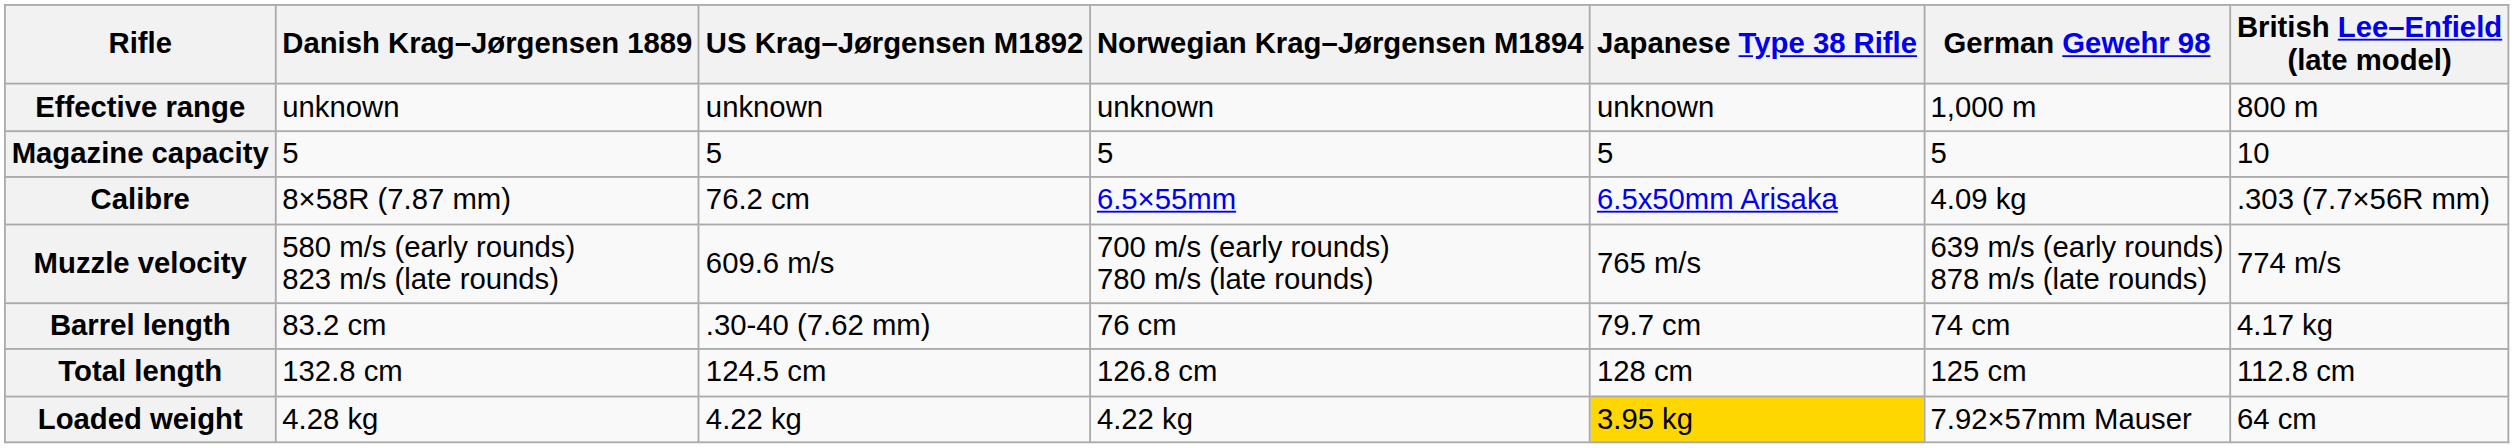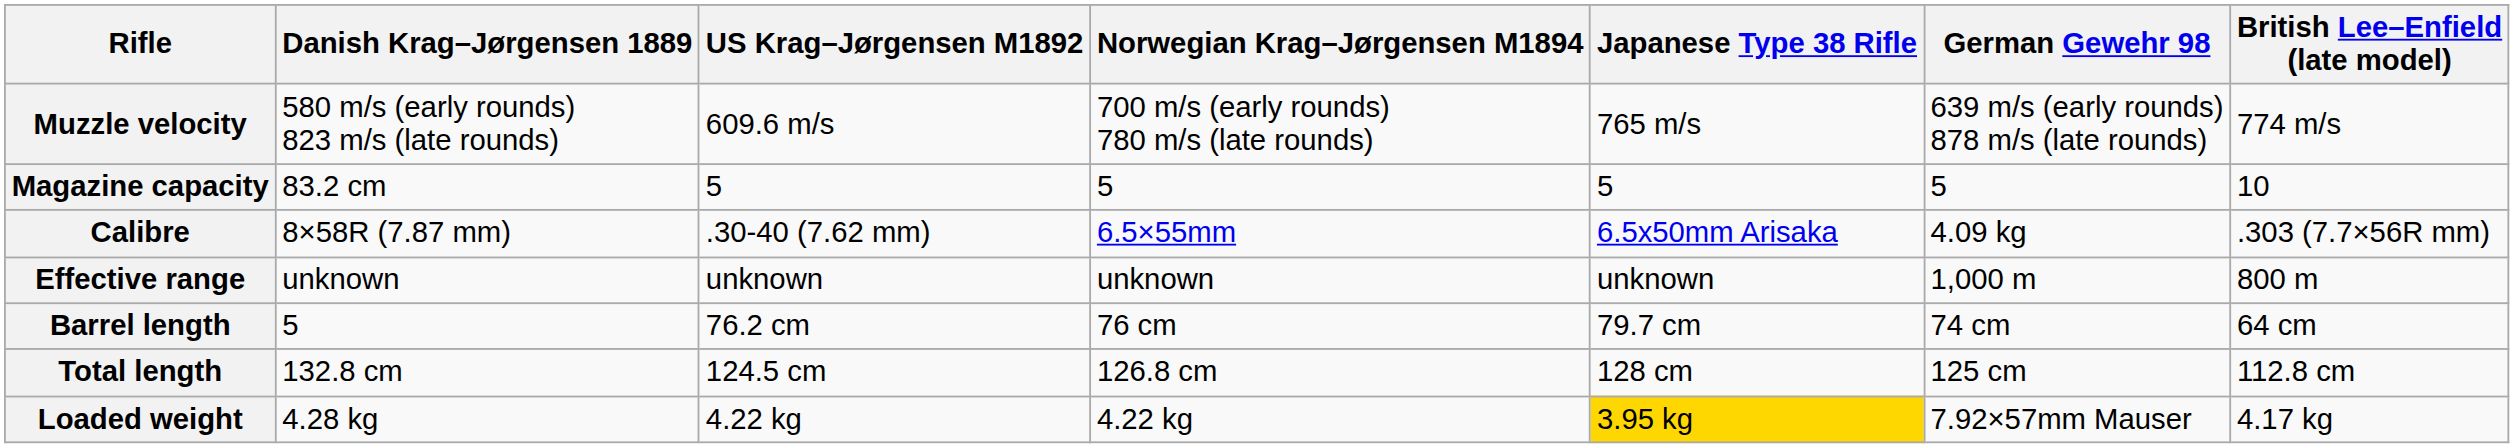rows swapped: (140, 107) <-> (140, 262)
(290, 153) 5 -> (334, 186) 83.2 cm
(758, 199) 76.2 cm -> (818, 232) .30-40 (7.62 mm)
(334, 325) 83.2 cm -> (290, 325) 5
(818, 325) .30-40 (7.62 mm) -> (758, 325) 76.2 cm
(2285, 325) 4.17 kg -> (2277, 325) 64 cm
(2277, 418) 64 cm -> (2285, 418) 4.17 kg
